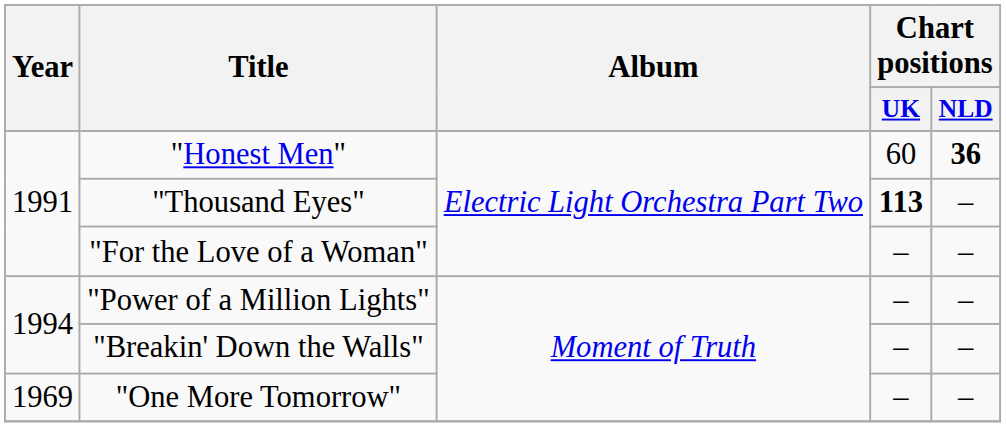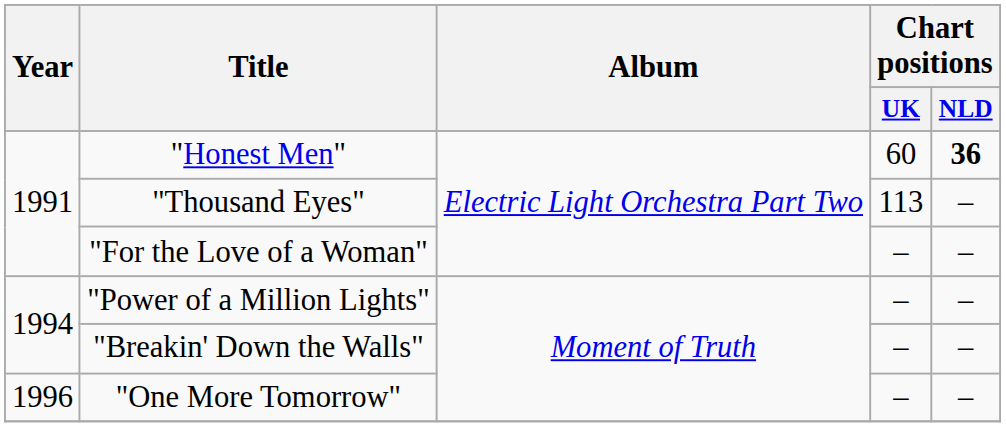(901, 202) bold -> (901, 202) normal
(43, 396) 1969 -> (43, 396) 1996
